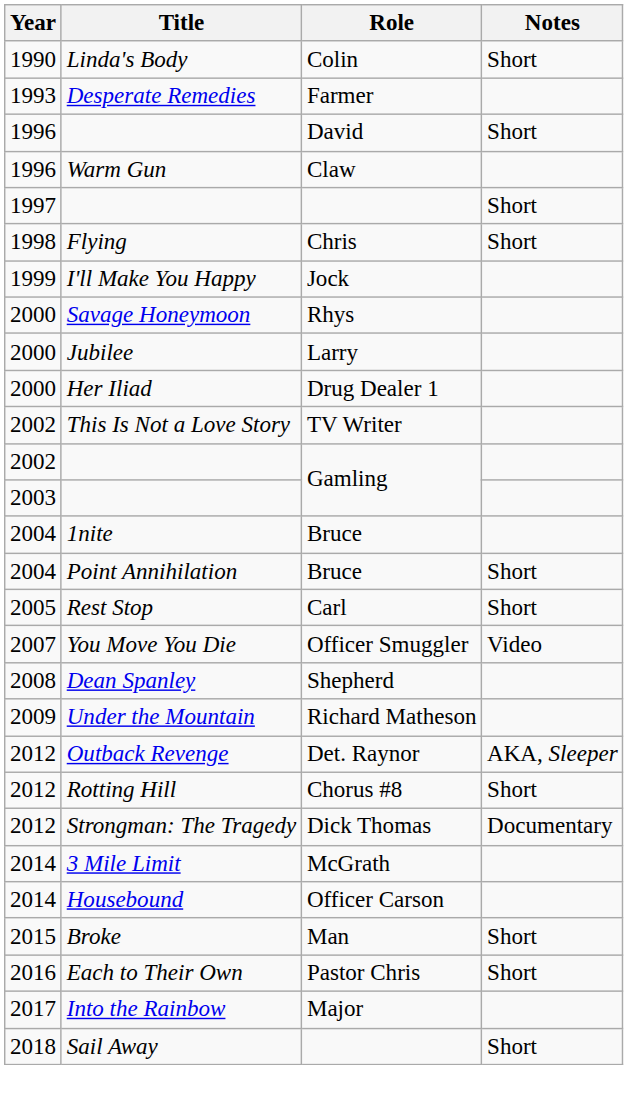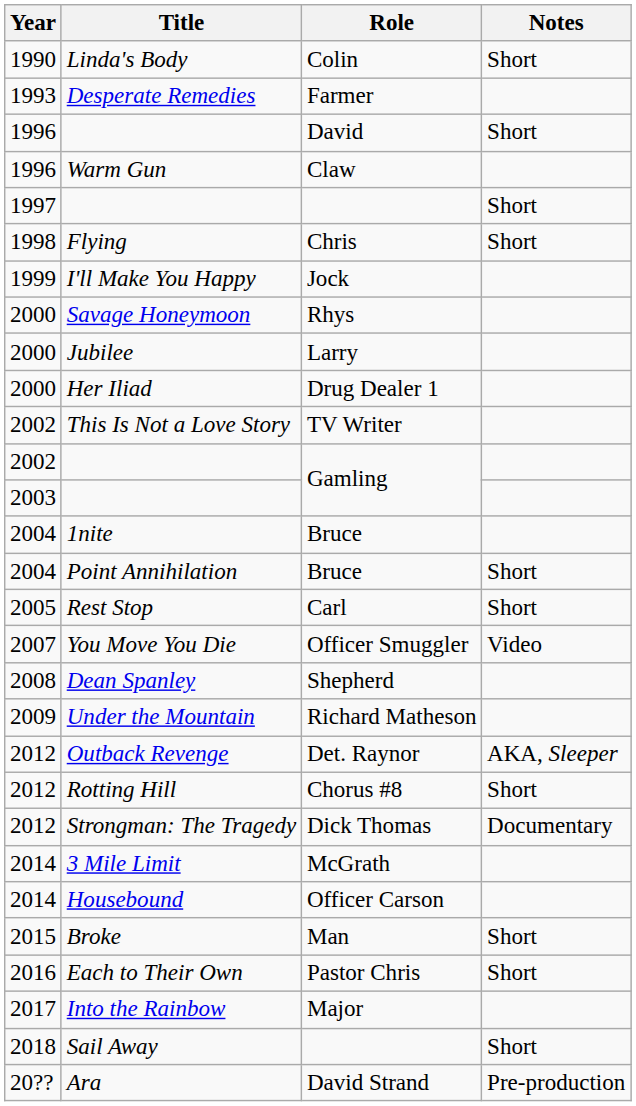+ row: (32, 1082)
